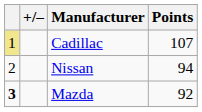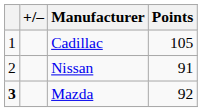(12, 43) khaki background -> (12, 43) no background
(182, 43) 107 -> (182, 43) 105
(185, 68) 94 -> (185, 68) 91
